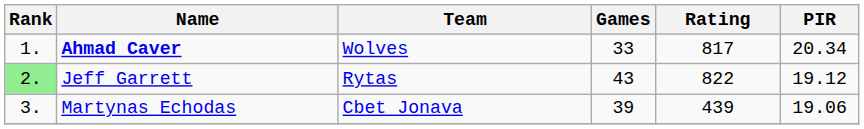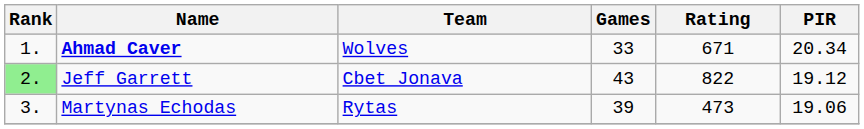(718, 49) 817 -> (718, 49) 671
(370, 79) Rytas -> (403, 79) Cbet Jonava
(403, 109) Cbet Jonava -> (370, 109) Rytas
(718, 109) 439 -> (718, 109) 473
